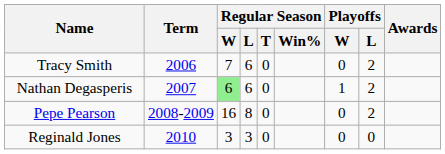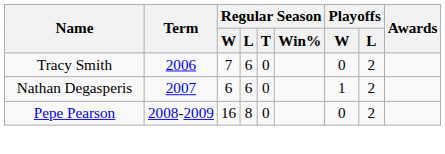(229, 88) lightgreen background -> (229, 88) no background
- row: (74, 137)
